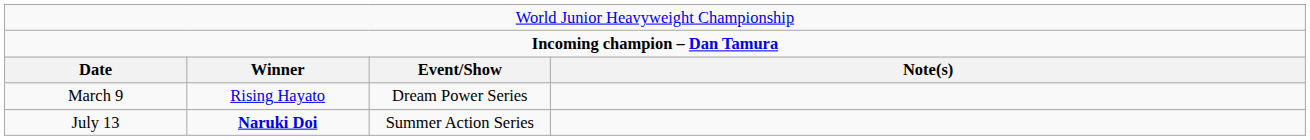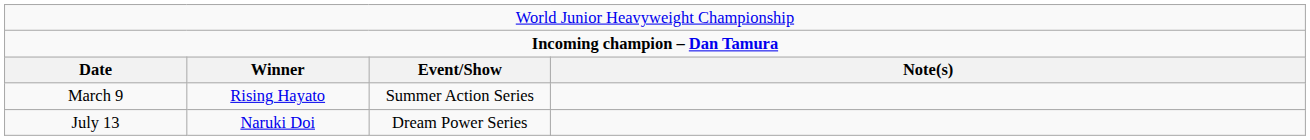(460, 95) Dream Power Series -> (460, 95) Summer Action Series
(278, 122) bold -> (278, 122) normal
(460, 122) Summer Action Series -> (460, 122) Dream Power Series
